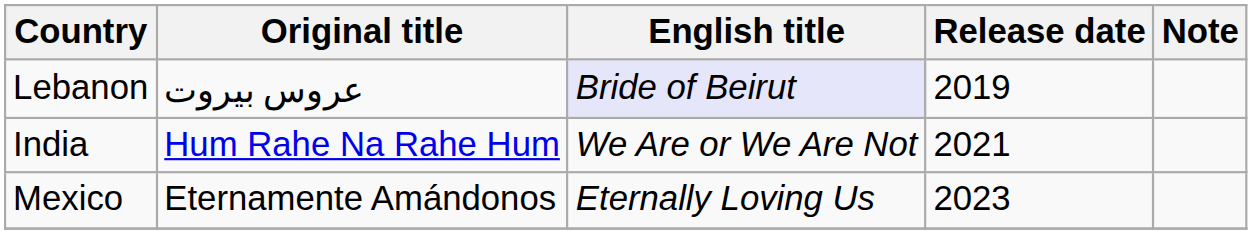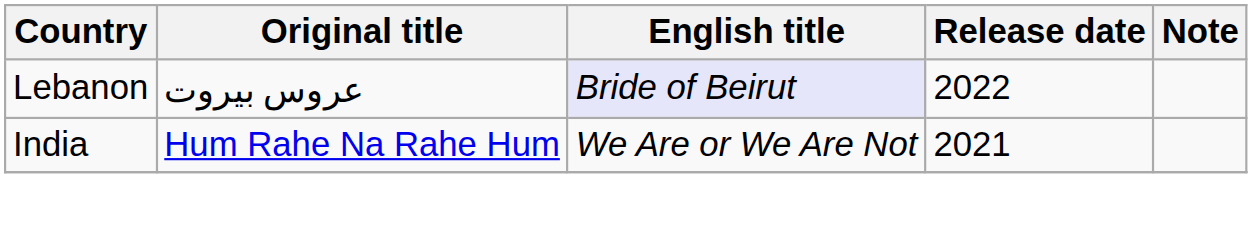(972, 88) 2019 -> (972, 88) 2022
- row: (68, 199)
